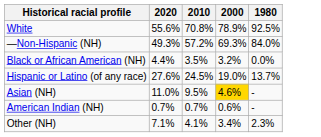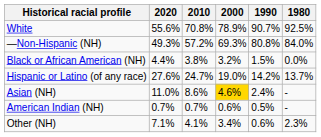+ column: (266, 13)
(196, 60) 3.5% -> (196, 60) 3.8%
(199, 76) 24.5% -> (199, 76) 24.7%
(196, 92) 9.5% -> (196, 92) 8.6%
